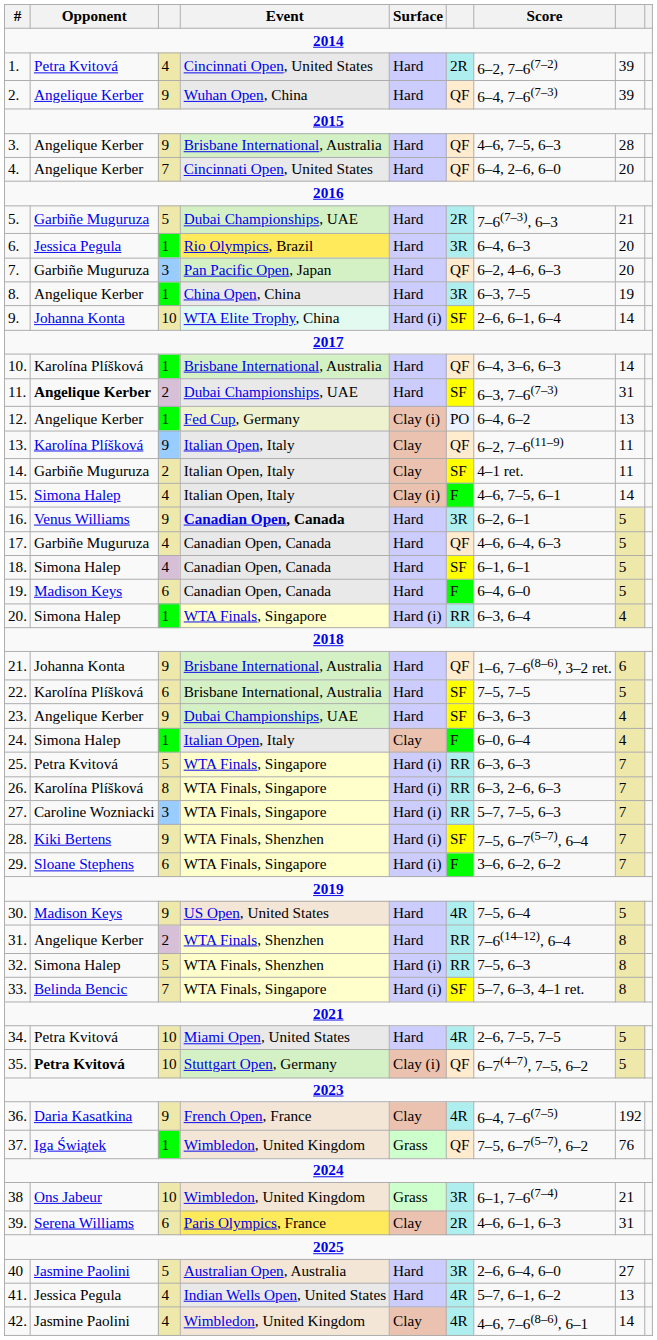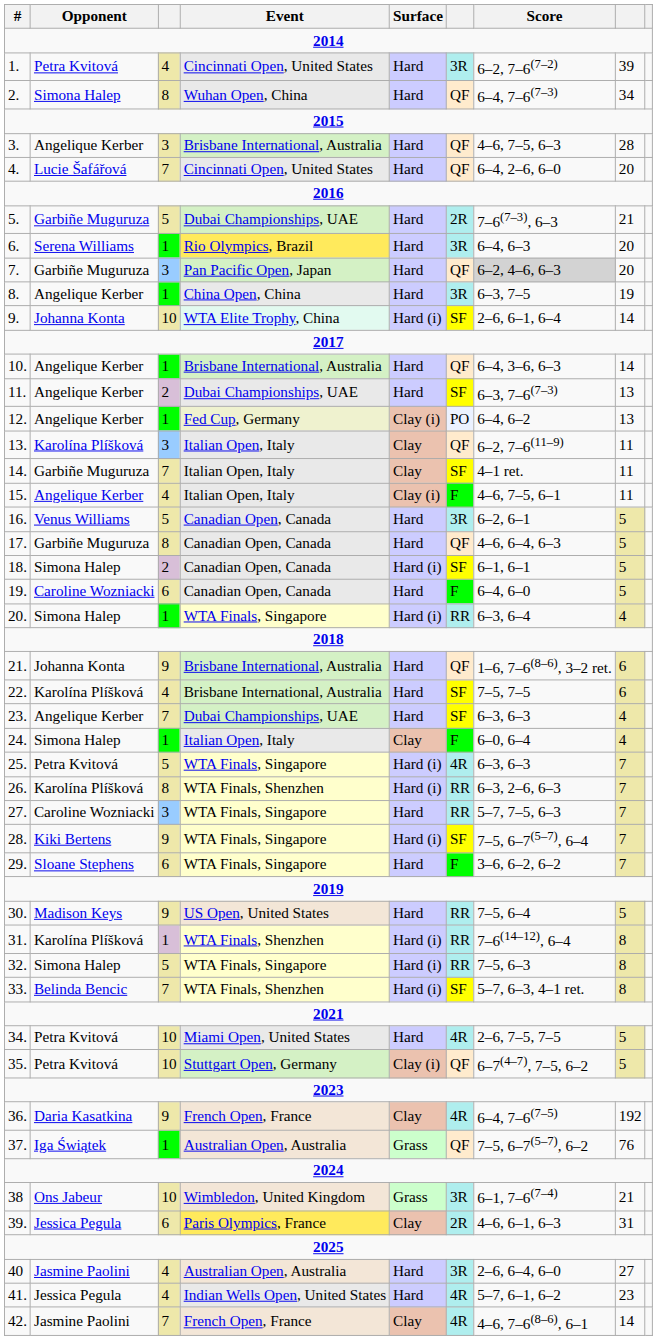(459, 66) 2R -> (459, 66) 3R
(89, 95) Angelique Kerber -> (77, 95) Simona Halep
(165, 95) 9 -> (165, 95) 8
(626, 95) 39 -> (626, 95) 34
(165, 145) 9 -> (165, 145) 3
(89, 169) Angelique Kerber -> (80, 169) Lucie Šafářová
(78, 245) Jessica Pegula -> (84, 245) Serena Williams
(519, 269) no background -> (519, 269) lightgrey background
(89, 366) Karolína Plíšková -> (89, 366) Angelique Kerber
(92, 392) bold -> (89, 392) normal
(626, 392) 31 -> (626, 392) 13
(165, 444) 9 -> (165, 444) 3
(165, 471) 2 -> (165, 471) 7
(77, 495) Simona Halep -> (89, 495) Angelique Kerber
(626, 495) 14 -> (626, 495) 11
(165, 519) 9 -> (165, 519) 5
(264, 519) bold -> (257, 519) normal
(165, 543) 4 -> (165, 543) 8
(165, 567) 4 -> (165, 567) 2
(408, 567) Hard -> (417, 567) Hard (i)
(78, 591) Madison Keys -> (94, 591) Caroline Wozniacki
(165, 692) 6 -> (165, 692) 4
(623, 692) 5 -> (623, 692) 6
(165, 716) 9 -> (165, 716) 7
(460, 764) RR -> (459, 764) 4R
(255, 788) WTA Finals, Singapore -> (254, 788) WTA Finals, Shenzhen
(417, 812) Hard (i) -> (408, 812) Hard
(254, 838) WTA Finals, Shenzhen -> (255, 838) WTA Finals, Singapore
(417, 864) Hard (i) -> (408, 864) Hard
(459, 913) 4R -> (460, 913) RR
(89, 939) Angelique Kerber -> (89, 939) Karolína Plíšková
(165, 939) 2 -> (165, 939) 1
(408, 939) Hard -> (417, 939) Hard (i)
(254, 965) WTA Finals, Shenzhen -> (255, 965) WTA Finals, Singapore
(255, 989) WTA Finals, Singapore -> (254, 989) WTA Finals, Shenzhen
(79, 1063) bold -> (76, 1063) normal
(274, 1144) Wimbledon, United Kingdom -> (265, 1144) Australian Open, Australia
(84, 1222) Serena Williams -> (78, 1222) Jessica Pegula
(165, 1271) 5 -> (165, 1271) 4
(626, 1295) 13 -> (626, 1295) 23
(165, 1321) 4 -> (165, 1321) 7
(274, 1321) Wimbledon, United Kingdom -> (248, 1321) French Open, France
